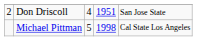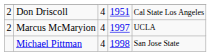(143, 12) San Jose State -> (169, 12) Cal State Los Angeles
+ row: (56, 28)
(89, 28) 5 -> (103, 43) 4
(155, 28) Cal State Los Angeles -> (157, 43) San Jose State
